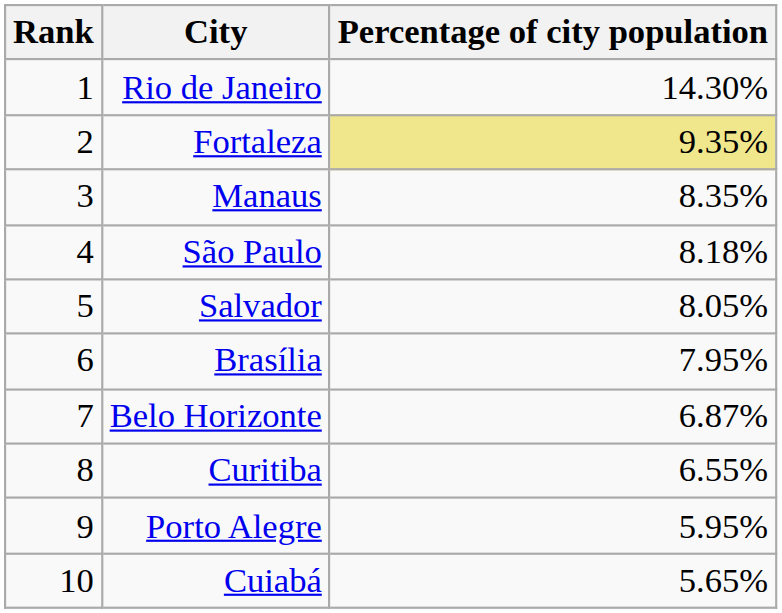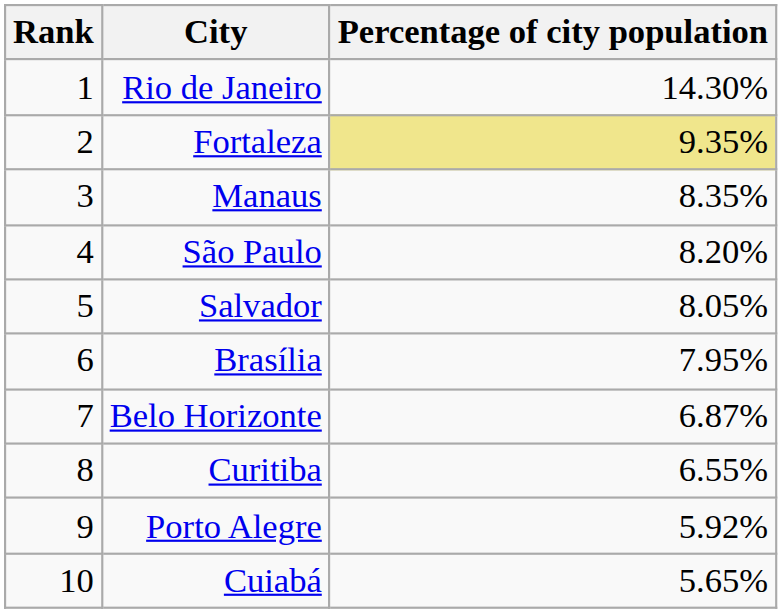(723, 251) 8.18% -> (723, 251) 8.20%
(723, 525) 5.95% -> (723, 525) 5.92%
